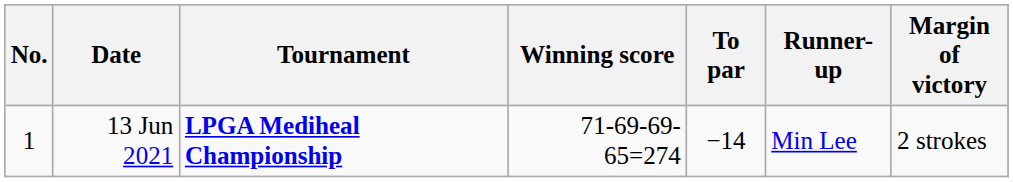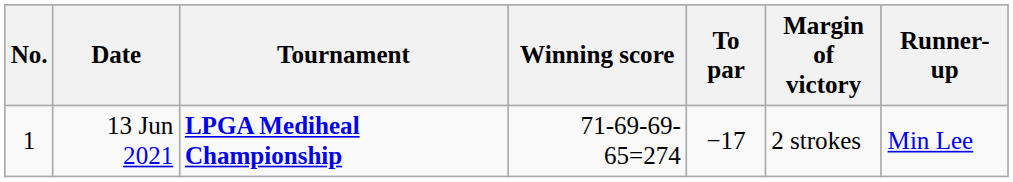columns swapped: (949, 55) <-> (828, 55)
(726, 140) −14 -> (726, 140) −17
